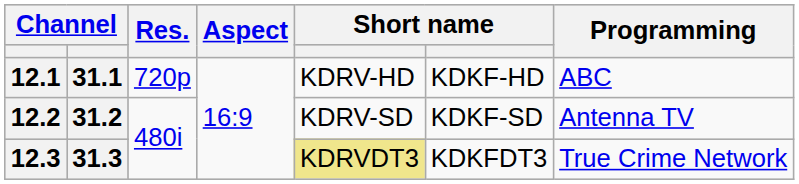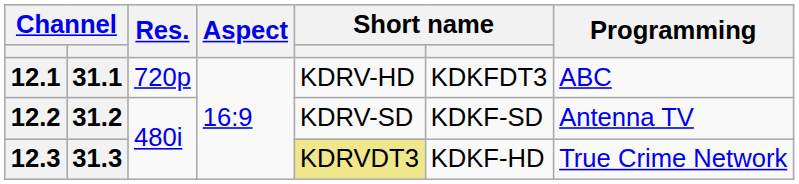(488, 77) KDKF-HD -> (489, 77) KDKFDT3
(489, 158) KDKFDT3 -> (488, 158) KDKF-HD
